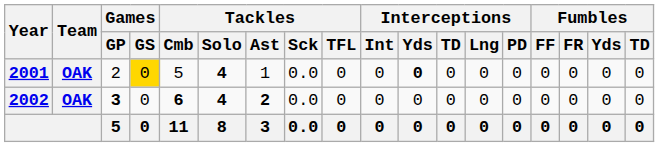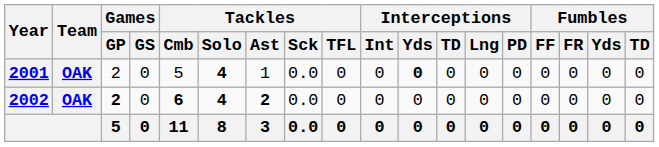(145, 73) gold background -> (145, 73) no background
(116, 100) 3 -> (116, 100) 2
